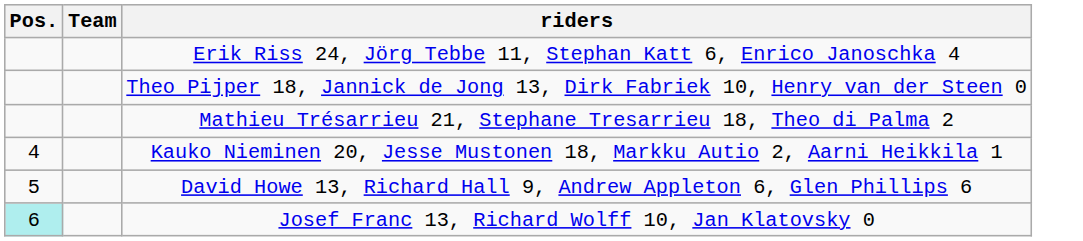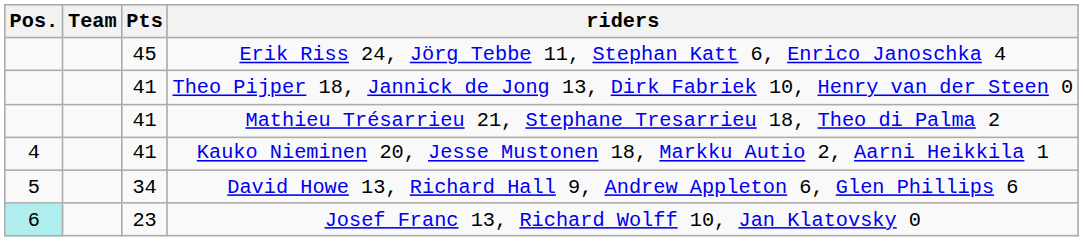+ column: (145, 21)
